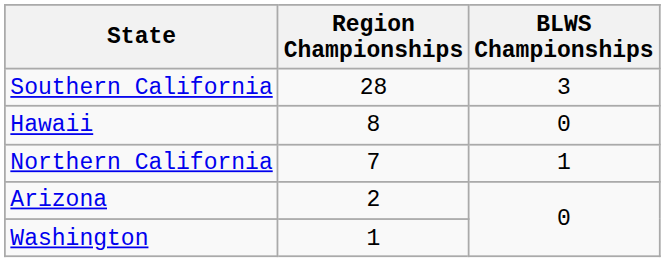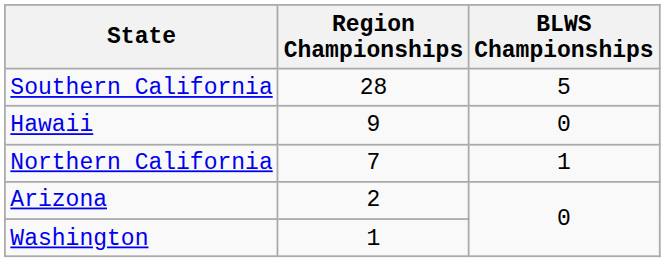(564, 88) 3 -> (564, 88) 5
(373, 125) 8 -> (373, 125) 9
